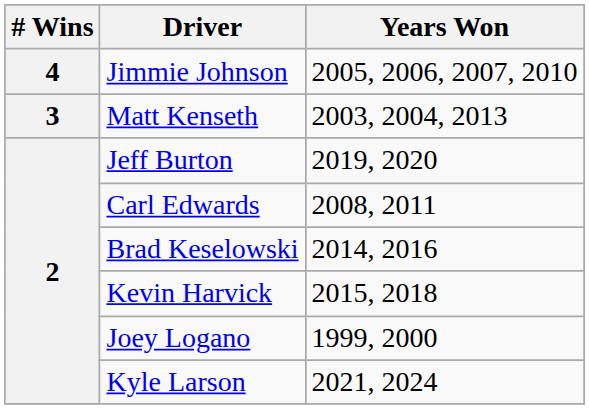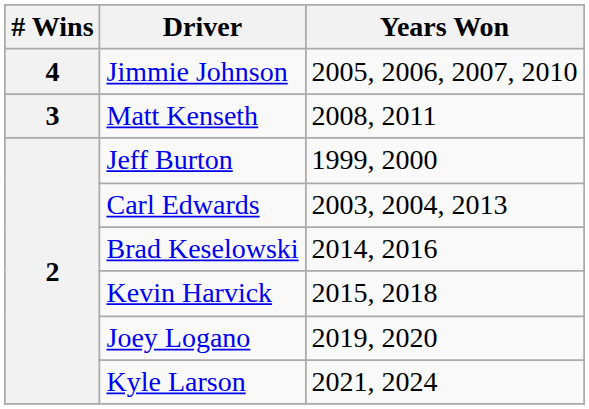(409, 115) 2003, 2004, 2013 -> (374, 115) 2008, 2011
(374, 159) 2019, 2020 -> (374, 159) 1999, 2000
(374, 204) 2008, 2011 -> (409, 204) 2003, 2004, 2013
(374, 337) 1999, 2000 -> (374, 337) 2019, 2020
